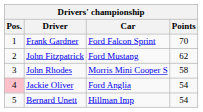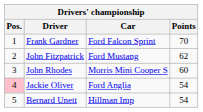(184, 71) 58 -> (184, 71) 60
